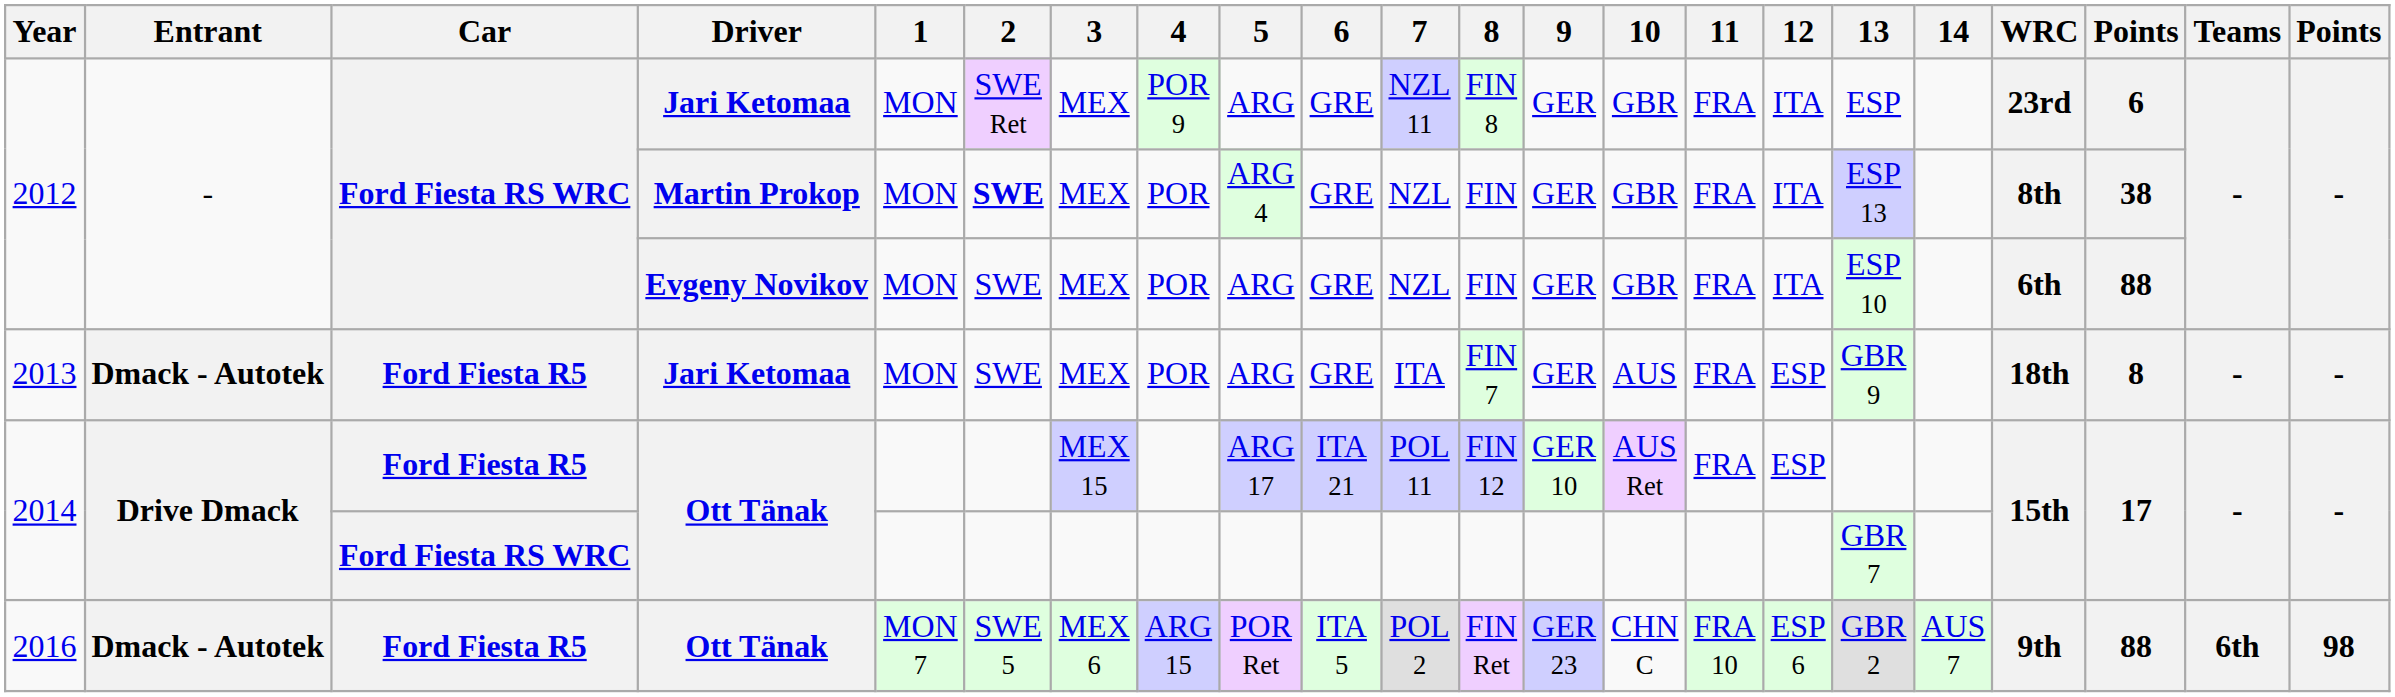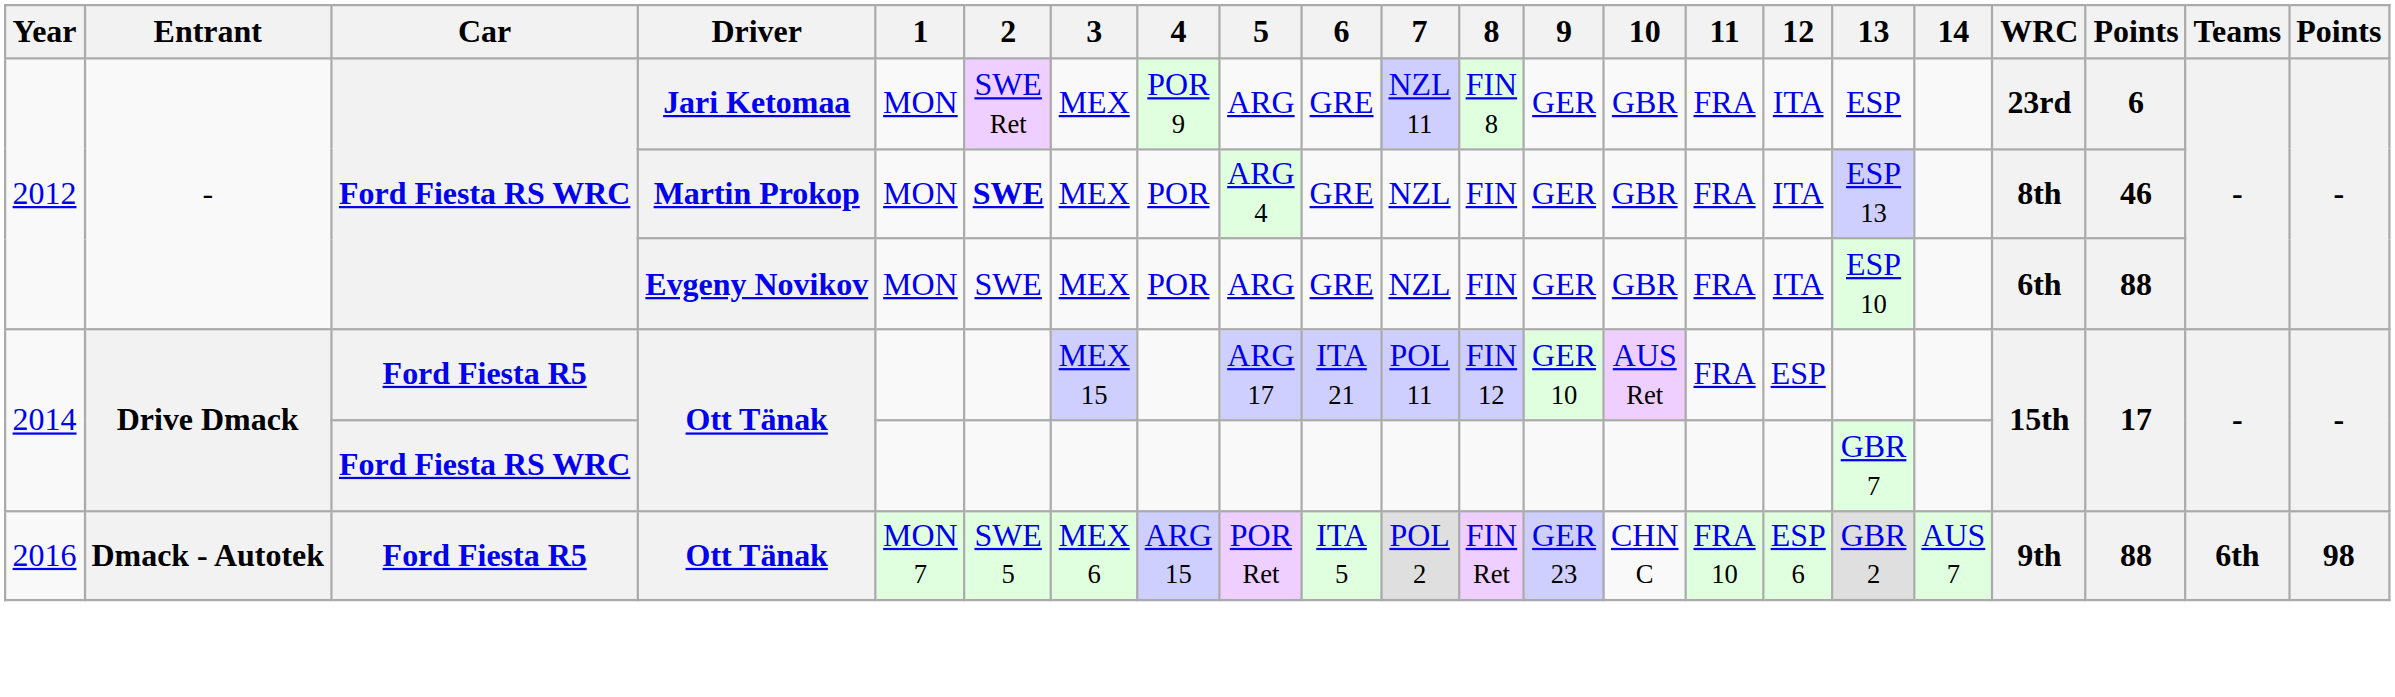(2136, 193) 38 -> (2136, 193) 46
- row: (45, 374)
